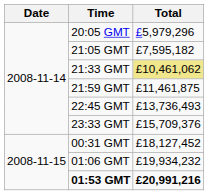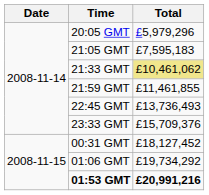(165, 50) £7,595,182 -> (165, 50) £7,595,183
(168, 87) £11,461,875 -> (168, 87) £11,461,855
(168, 161) £19,934,232 -> (168, 161) £19,734,292
